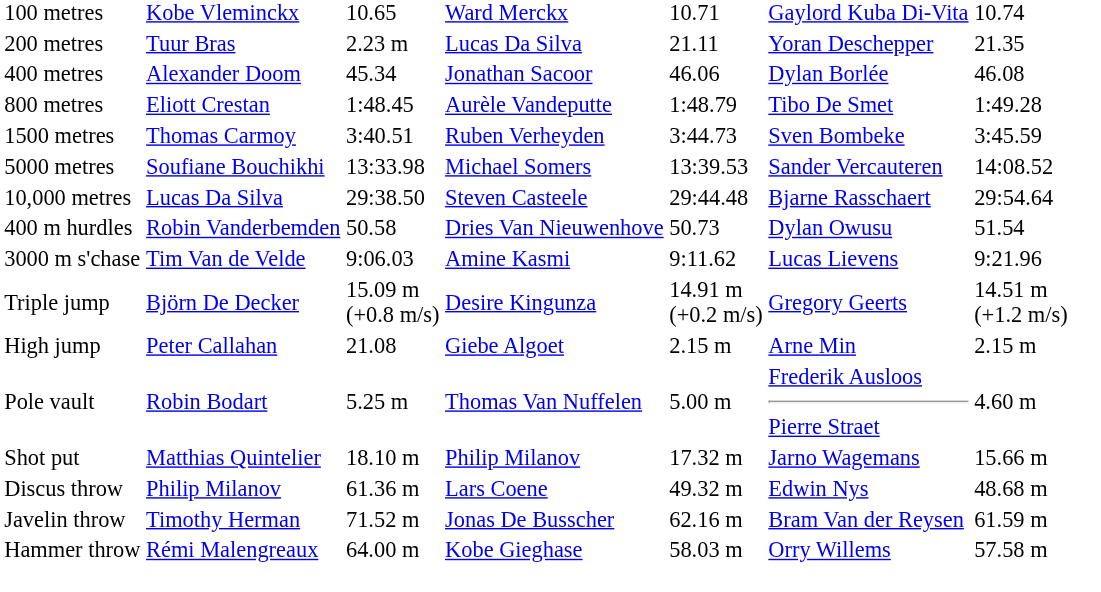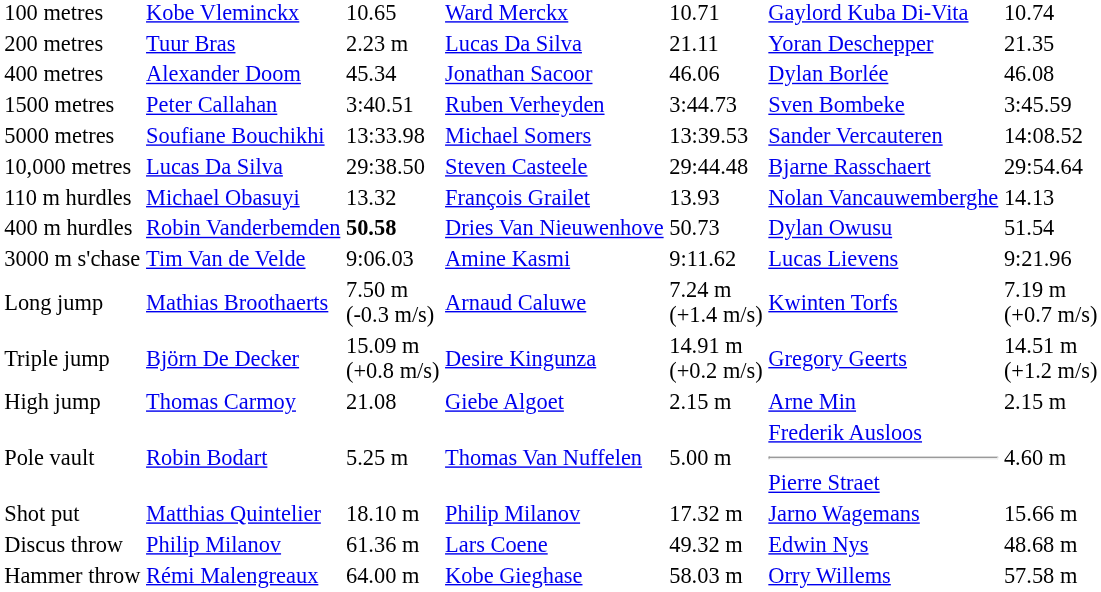- row: (54, 104)
(221, 135) Thomas Carmoy -> (212, 104) Peter Callahan
+ row: (68, 197)
(371, 228) normal -> (371, 228) bold
+ row: (54, 302)
(212, 345) Peter Callahan -> (221, 401) Thomas Carmoy
- row: (65, 519)
